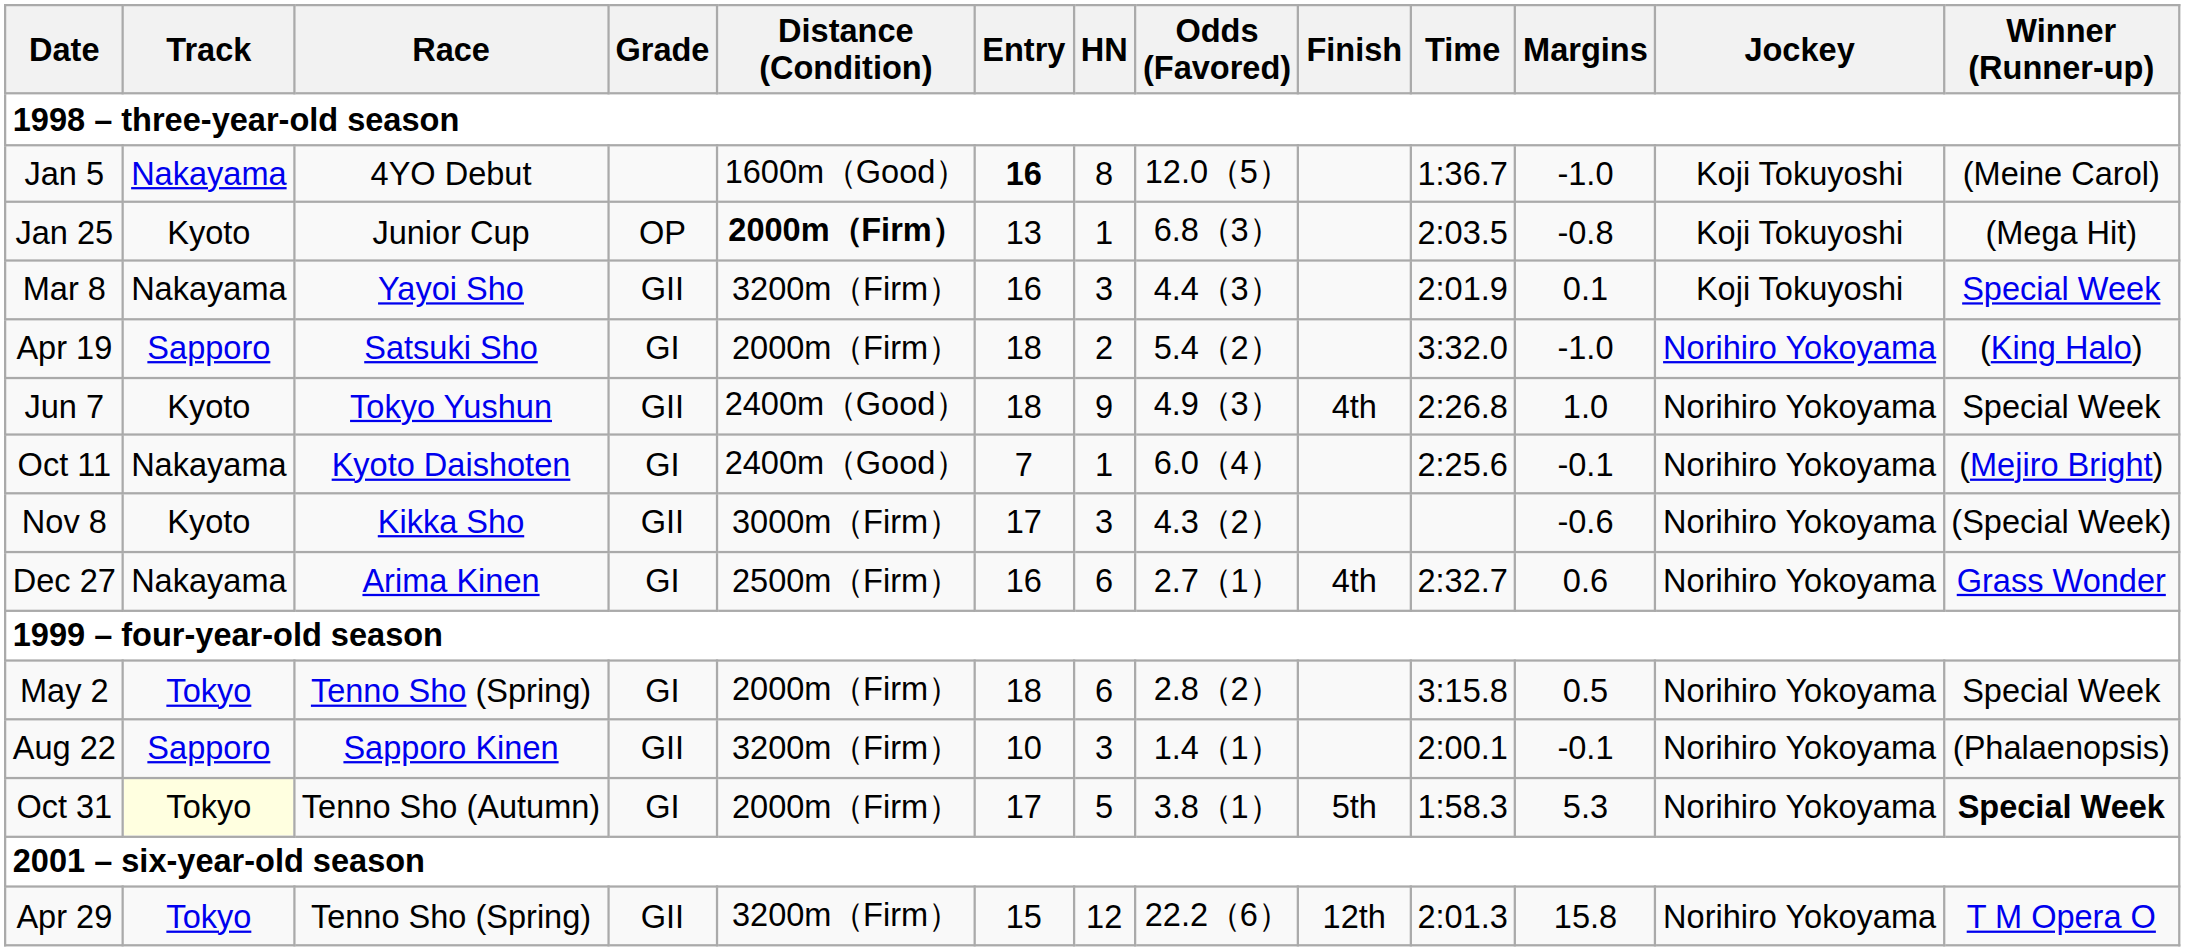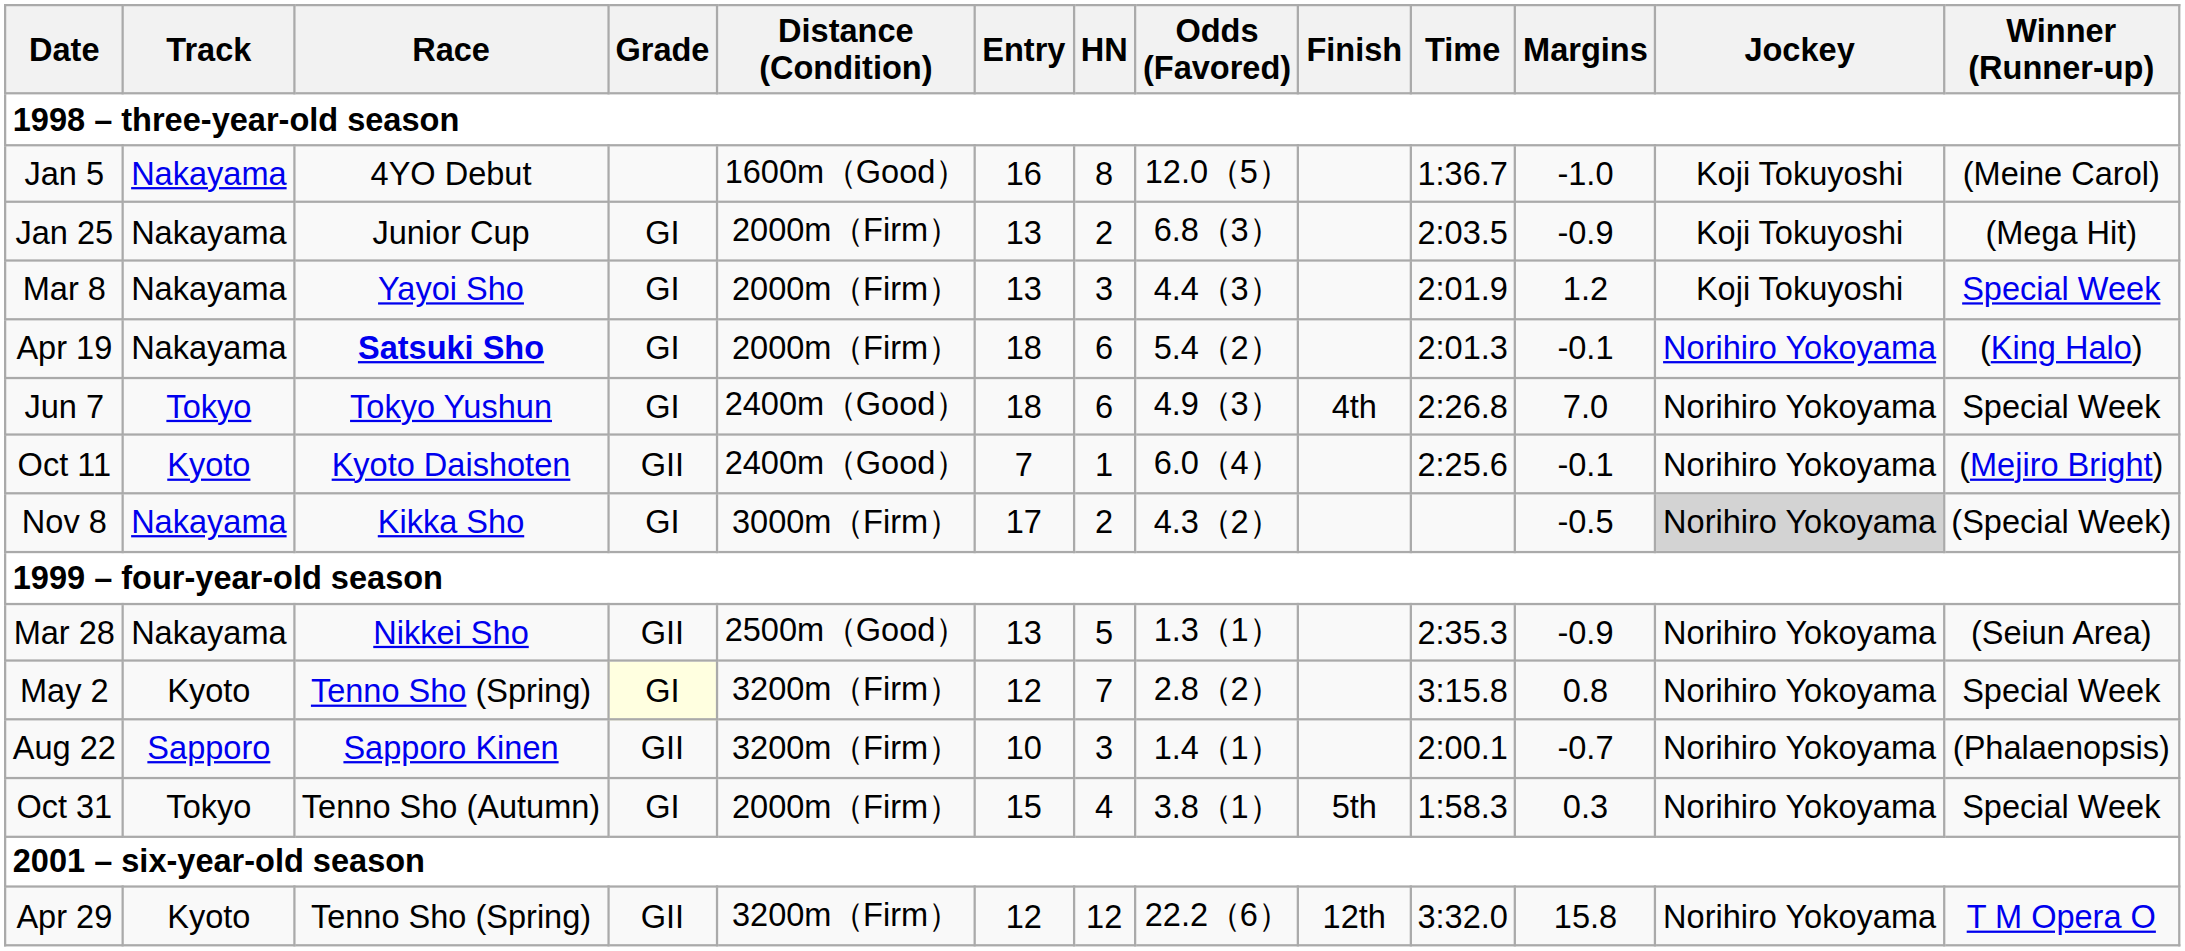(1024, 174) bold -> (1024, 174) normal
(209, 232) Kyoto -> (209, 232) Nakayama
(662, 232) OP -> (662, 232) GI
(846, 231) bold -> (846, 231) normal
(1104, 232) 1 -> (1104, 232) 2
(1585, 232) -0.8 -> (1585, 232) -0.9
(662, 290) GII -> (662, 290) GI
(846, 289) 3200m（Firm） -> (846, 289) 2000m（Firm）
(1024, 290) 16 -> (1024, 290) 13
(1585, 290) 0.1 -> (1585, 290) 1.2
(209, 348) Sapporo -> (209, 348) Nakayama
(451, 348) normal -> (451, 348) bold
(1104, 348) 2 -> (1104, 348) 6
(1463, 348) 3:32.0 -> (1463, 348) 2:01.3
(1585, 348) -1.0 -> (1585, 348) -0.1
(209, 406) Kyoto -> (209, 406) Tokyo
(662, 406) GII -> (662, 406) GI
(1104, 406) 9 -> (1104, 406) 6
(1585, 406) 1.0 -> (1585, 406) 7.0
(209, 465) Nakayama -> (209, 465) Kyoto
(662, 465) GI -> (662, 465) GII
(209, 523) Kyoto -> (209, 523) Nakayama
(662, 523) GII -> (662, 523) GI
(1104, 523) 3 -> (1104, 523) 2
(1585, 523) -0.6 -> (1585, 523) -0.5
(1800, 523) no background -> (1800, 523) lightgrey background
- row: (64, 581)
+ row: (64, 632)
(209, 691) Tokyo -> (209, 691) Kyoto
(662, 691) no background -> (662, 691) lightyellow background
(846, 689) 2000m（Firm） -> (846, 689) 3200m（Firm）
(1024, 691) 18 -> (1024, 691) 12
(1104, 691) 6 -> (1104, 691) 7
(1585, 691) 0.5 -> (1585, 691) 0.8
(1585, 749) -0.1 -> (1585, 749) -0.7
(209, 807) lightyellow background -> (209, 807) no background
(1024, 807) 17 -> (1024, 807) 15
(1104, 807) 5 -> (1104, 807) 4
(1585, 807) 5.3 -> (1585, 807) 0.3
(2061, 807) bold -> (2061, 807) normal
(209, 917) Tokyo -> (209, 917) Kyoto
(1024, 917) 15 -> (1024, 917) 12
(1463, 917) 2:01.3 -> (1463, 917) 3:32.0
